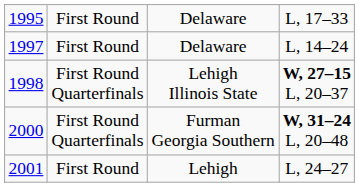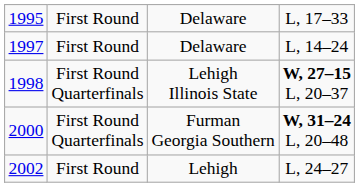(26, 168) 2001 -> (26, 168) 2002
